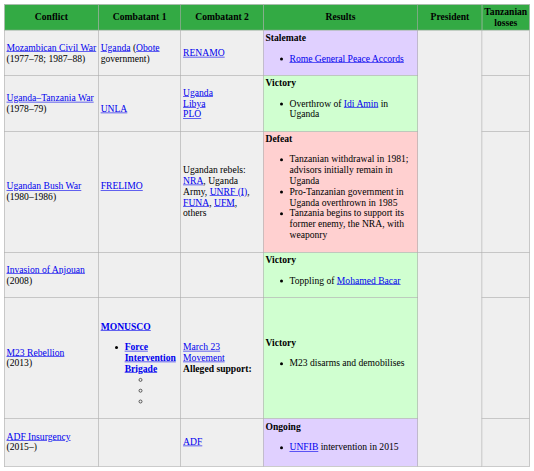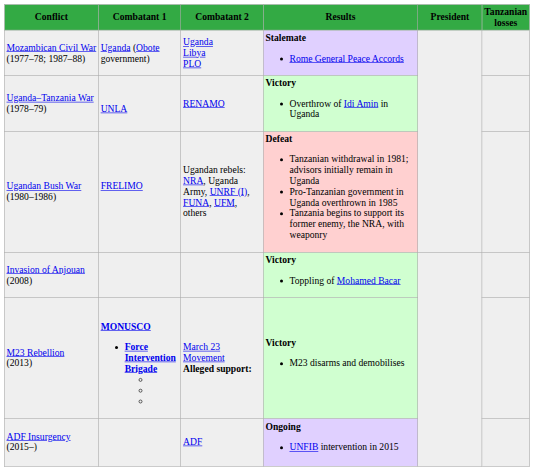(204, 53) RENAMO -> (198, 53) Uganda Libya PLO
(198, 103) Uganda Libya PLO -> (204, 103) RENAMO
